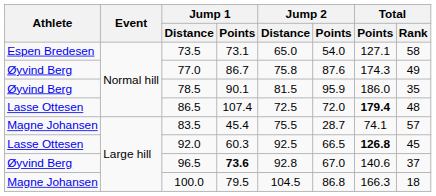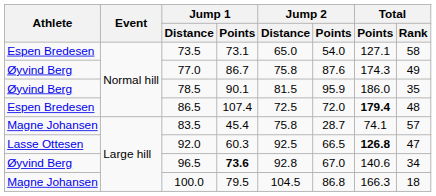(45, 107) Lasse Ottesen -> (51, 107) Espen Bredesen
(285, 126) 75.5 -> (285, 126) 75.8
(413, 145) 45 -> (413, 145) 47
(413, 163) 37 -> (413, 163) 34
